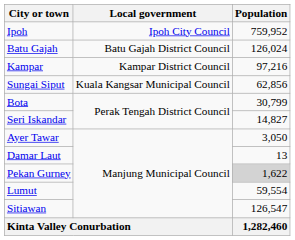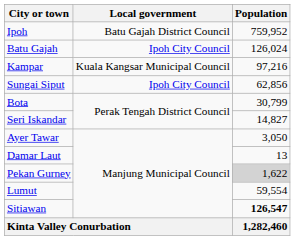(189, 31) Ipoh City Council -> (167, 31) Batu Gajah District Council
(167, 48) Batu Gajah District Council -> (189, 48) Ipoh City Council
(174, 66) Kampar District Council -> (153, 66) Kuala Kangsar Municipal Council
(153, 84) Kuala Kangsar Municipal Council -> (189, 84) Ipoh City Council
(269, 208) normal -> (269, 208) bold
